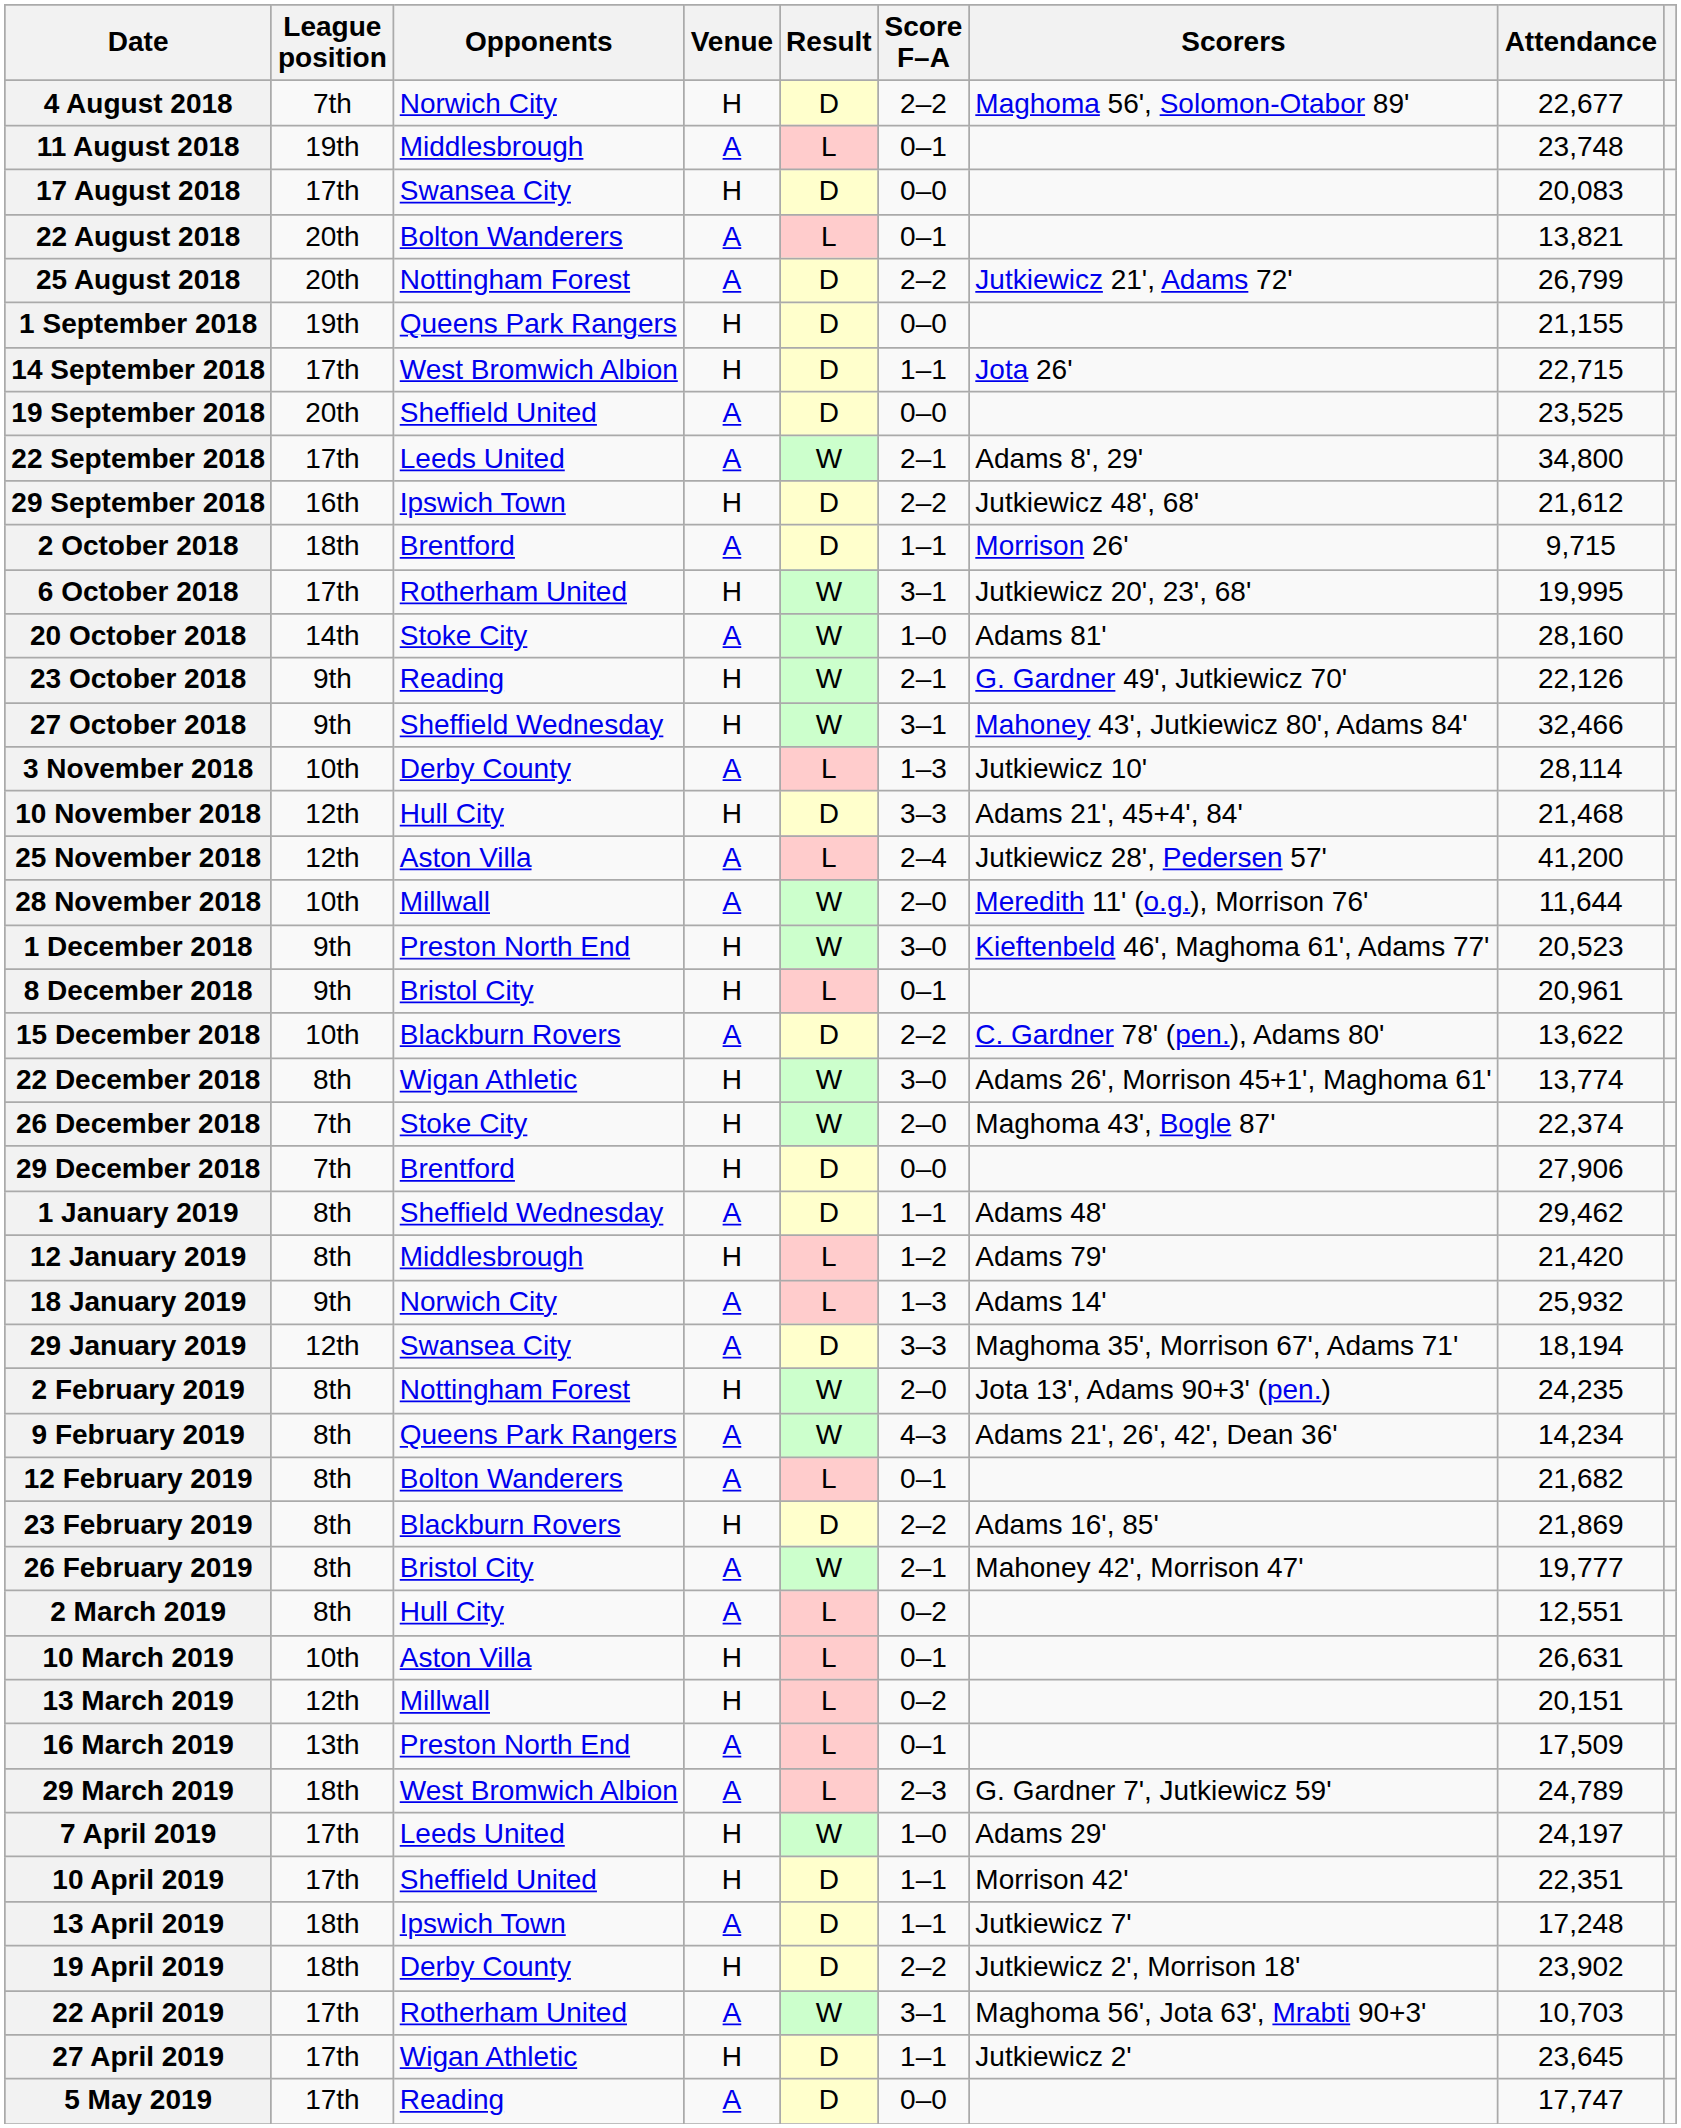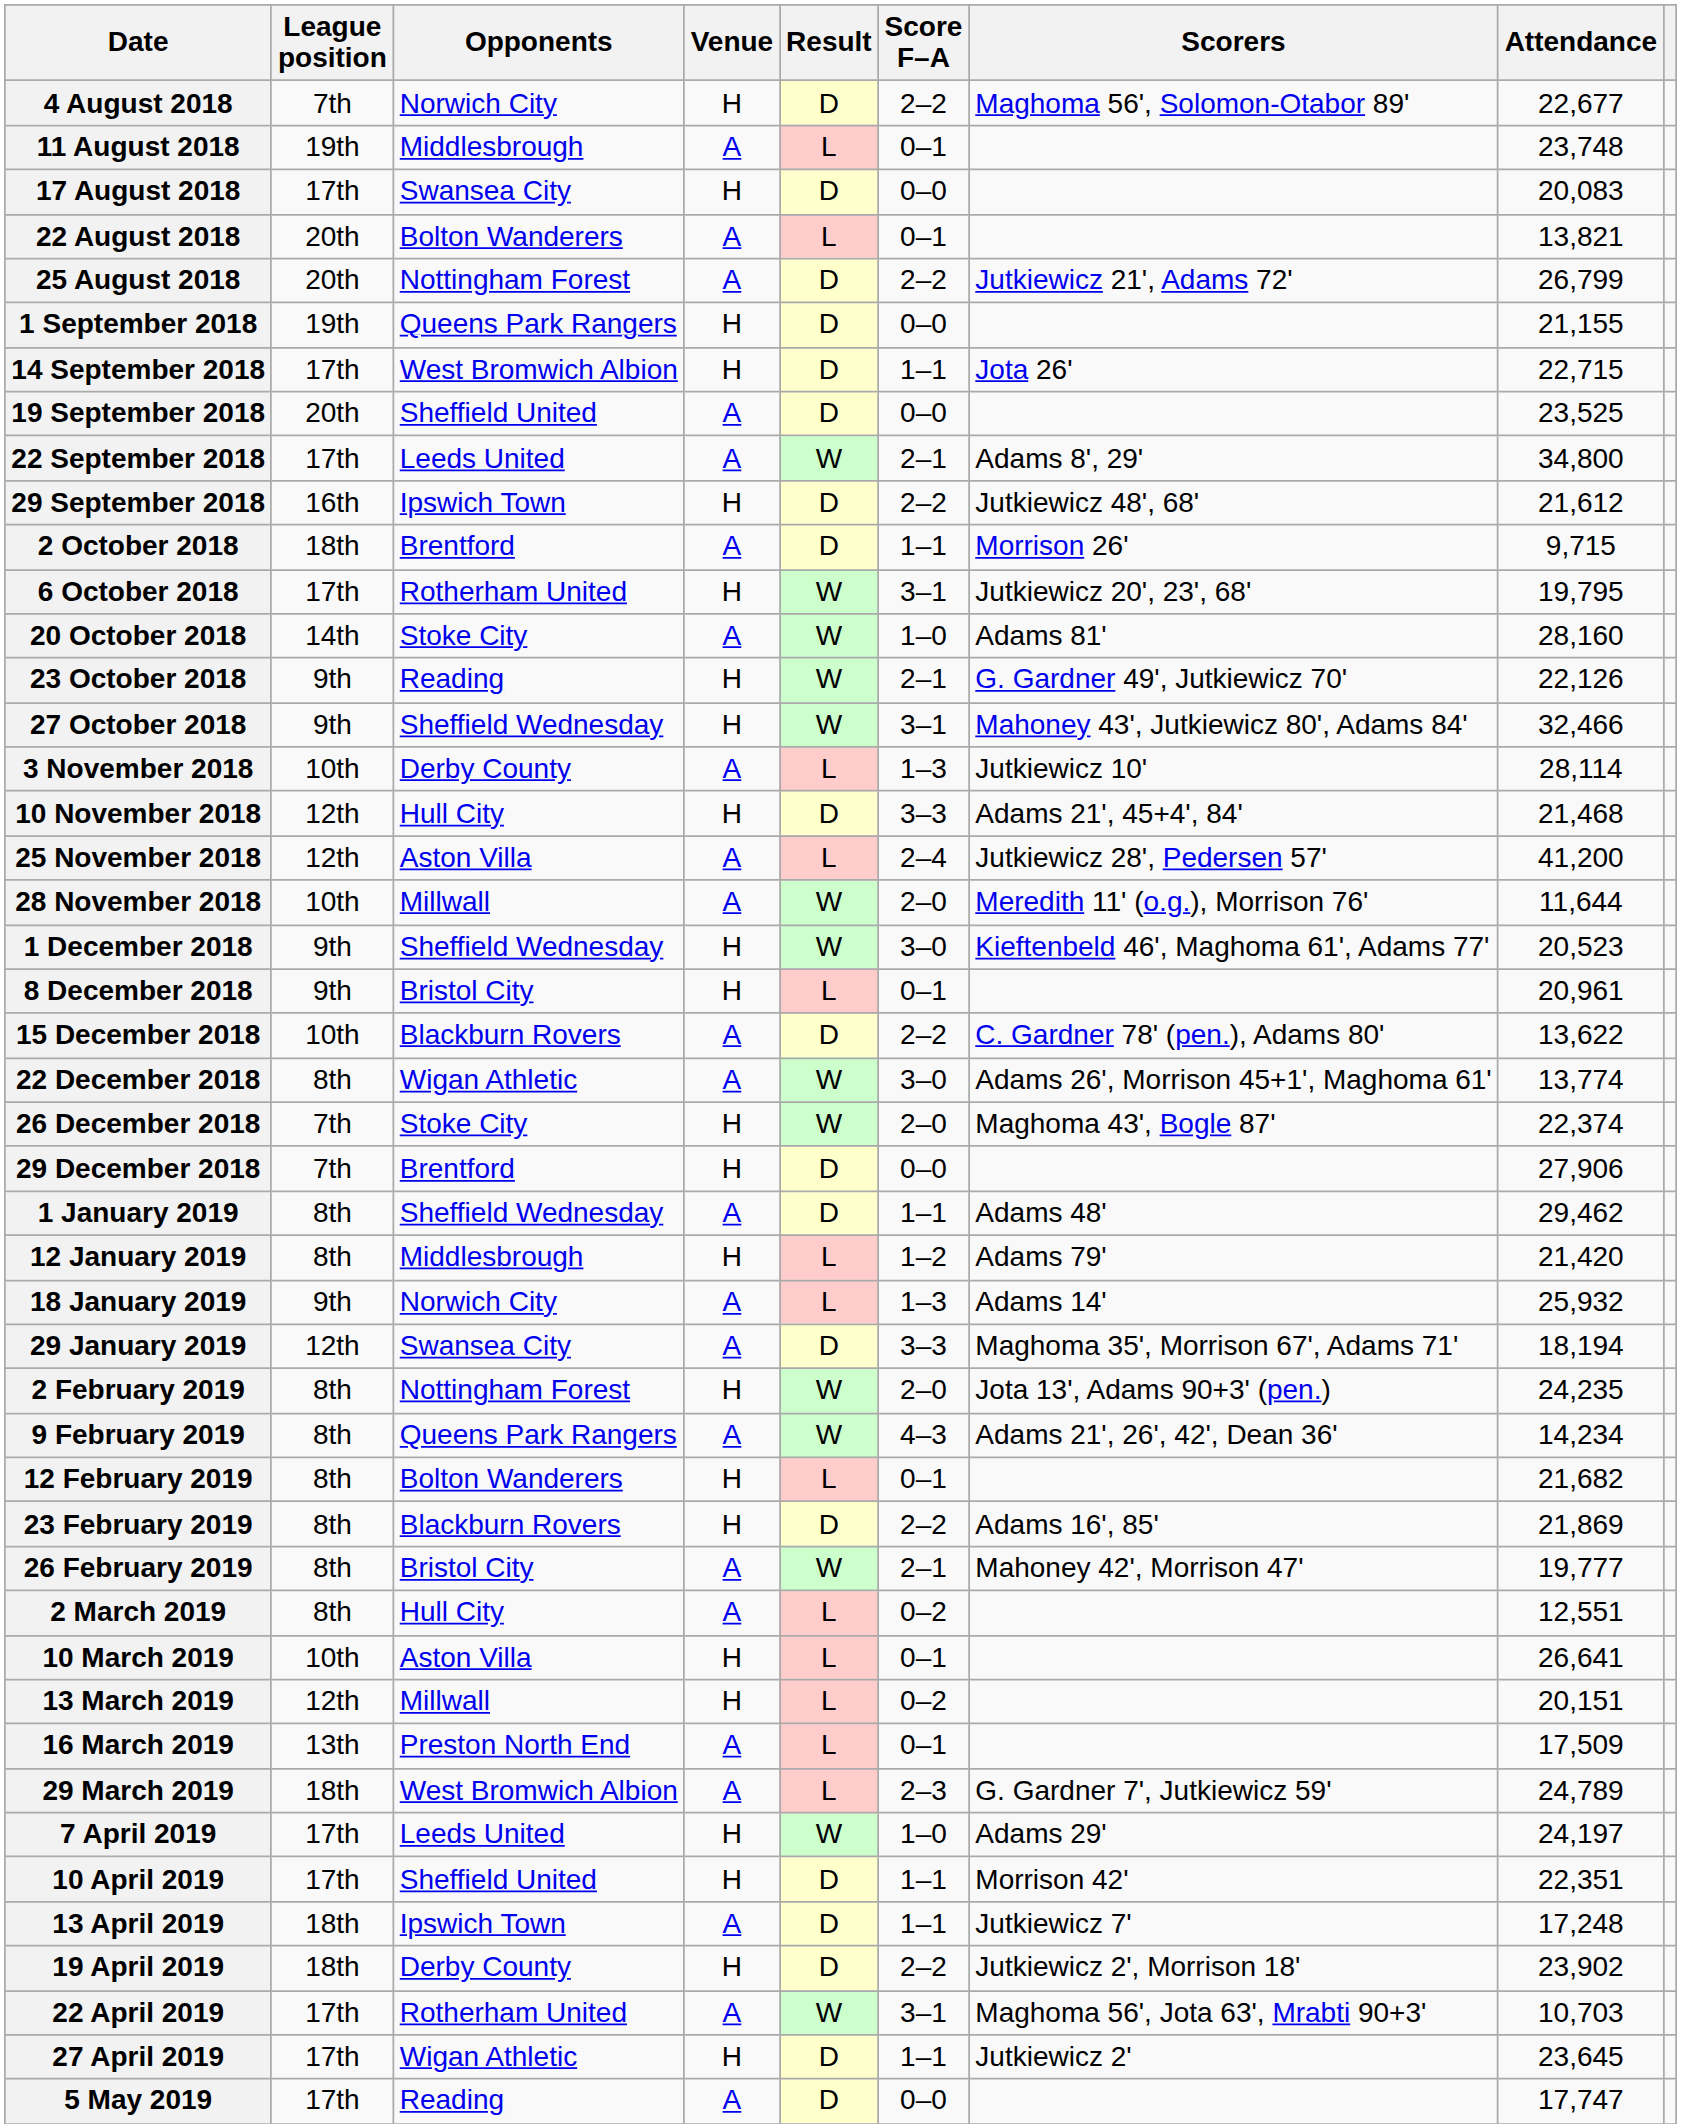(1581, 591) 19,995 -> (1581, 591) 19,795
(515, 946) Preston North End -> (532, 946) Sheffield Wednesday
(732, 1079) H -> (732, 1079) A
(732, 1479) A -> (732, 1479) H
(1581, 1656) 26,631 -> (1581, 1656) 26,641
